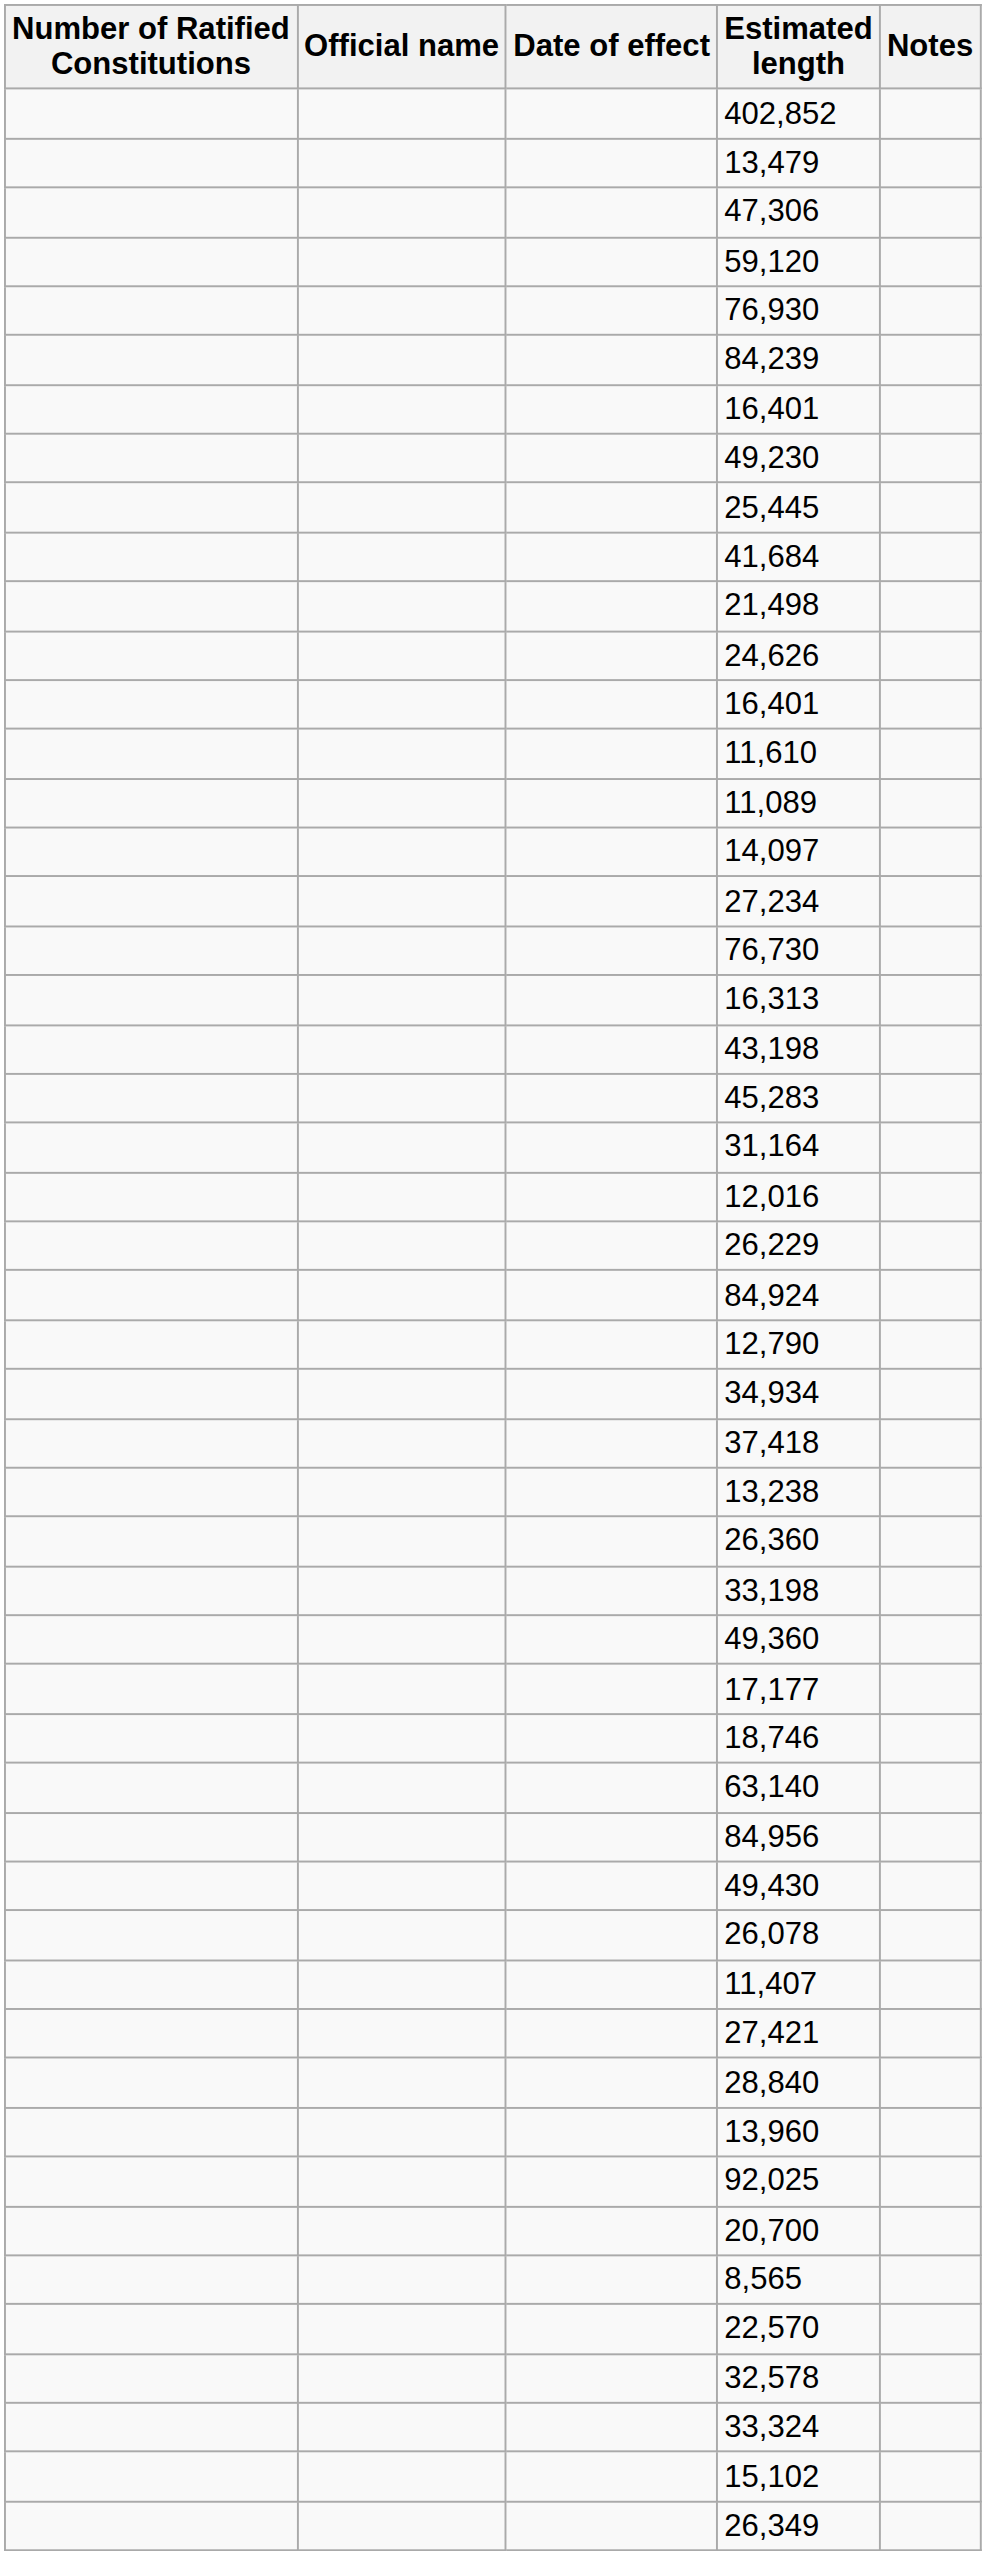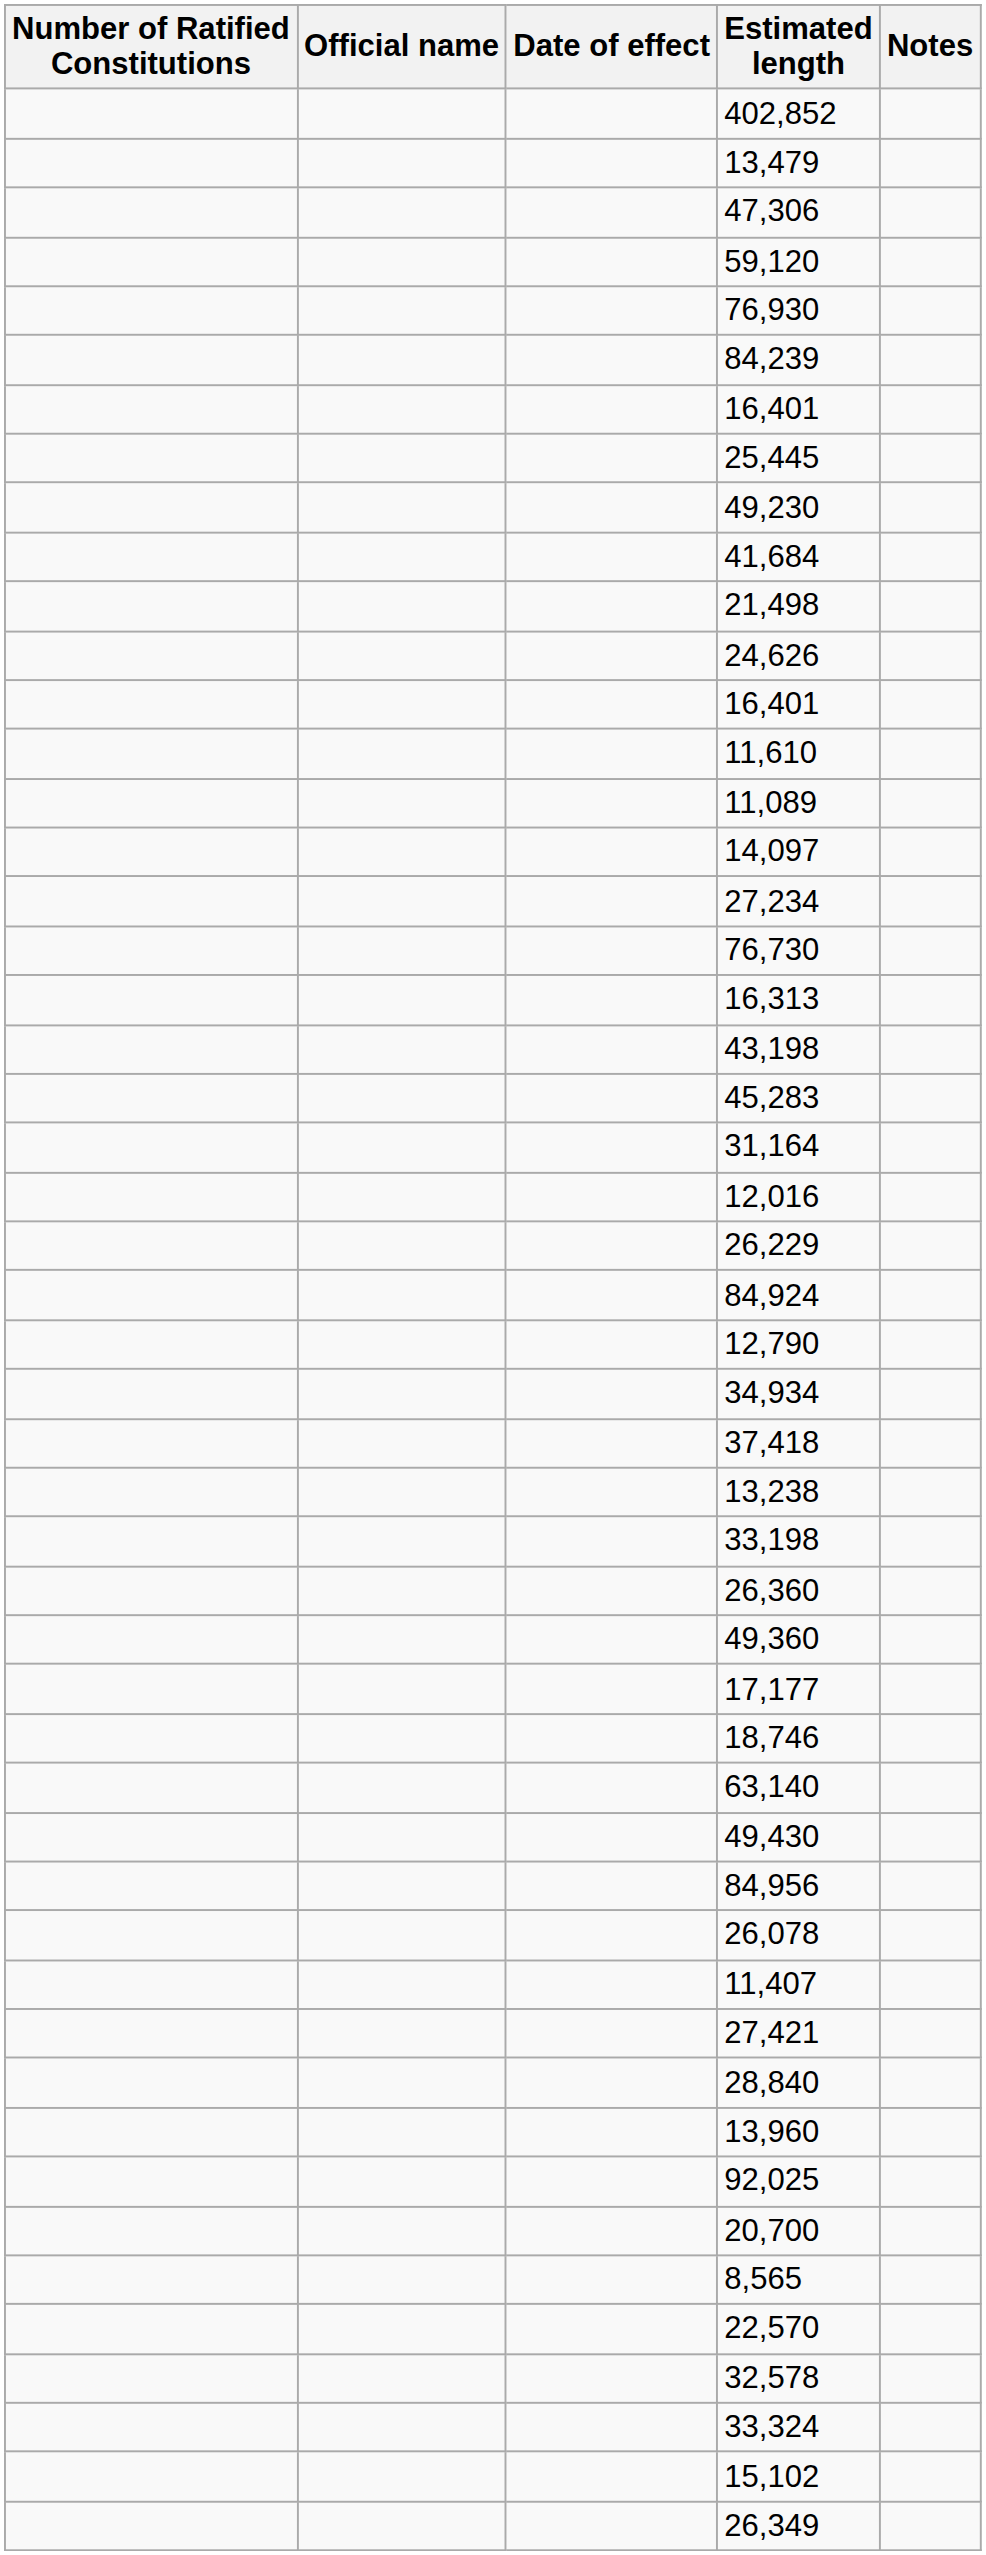rows swapped: (151, 508) <-> (151, 458)
rows swapped: (151, 1541) <-> (151, 1591)
rows swapped: (151, 1837) <-> (151, 1886)
